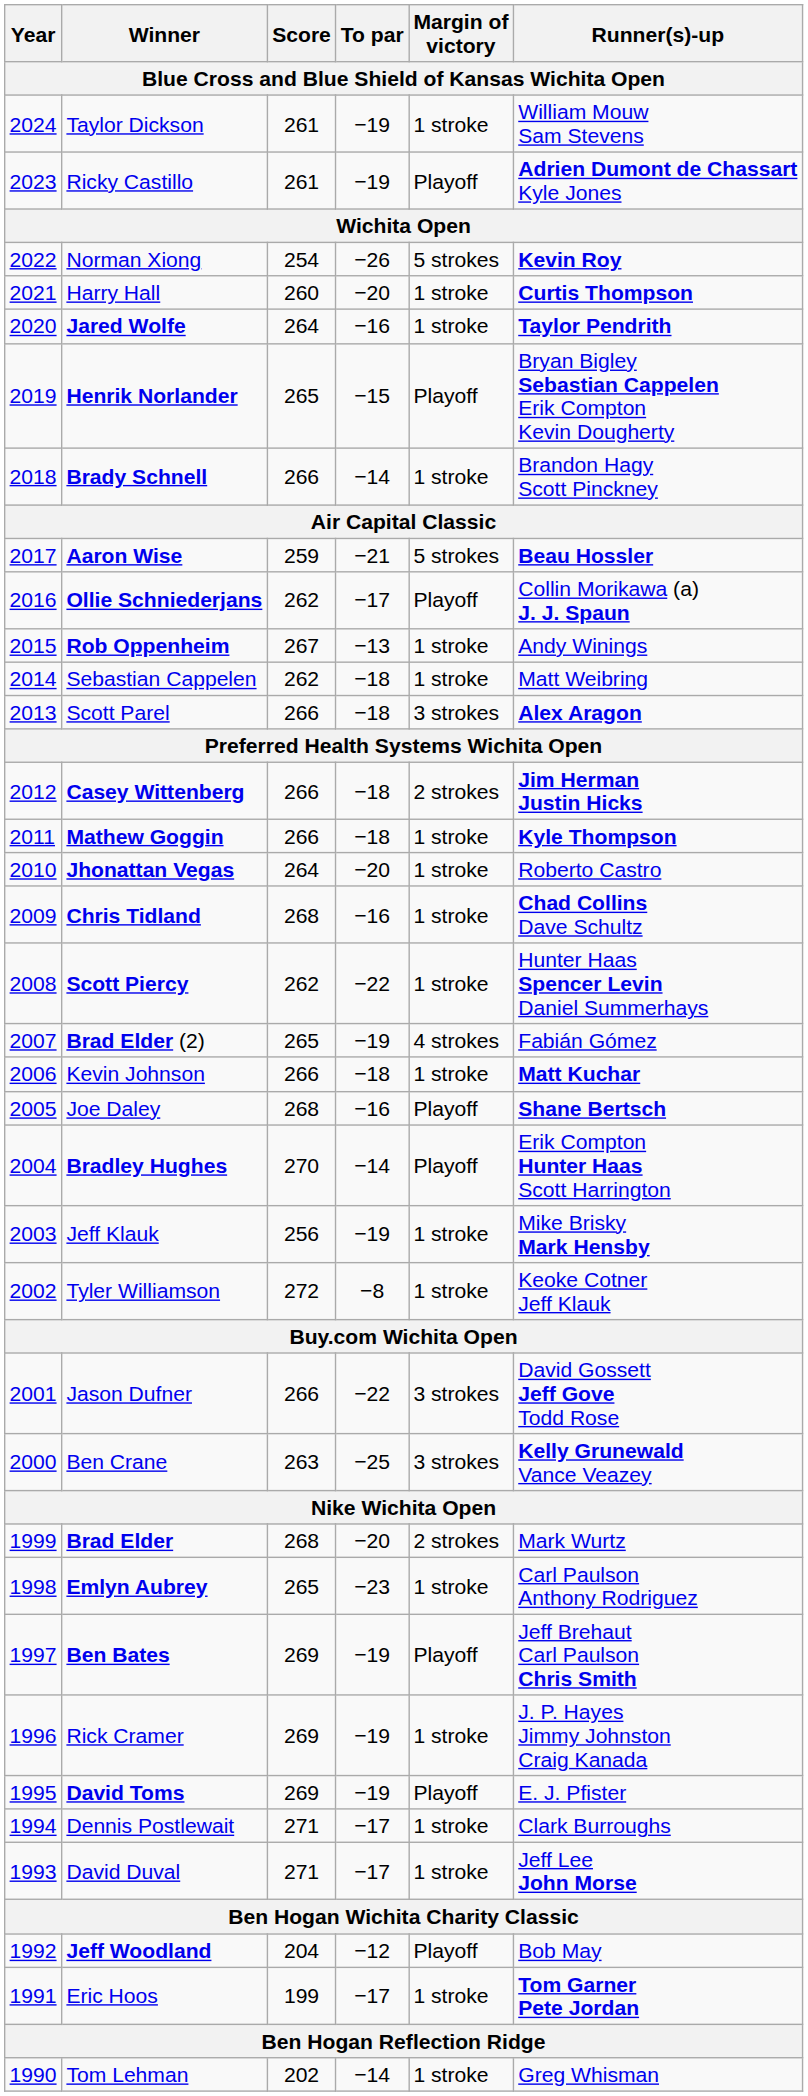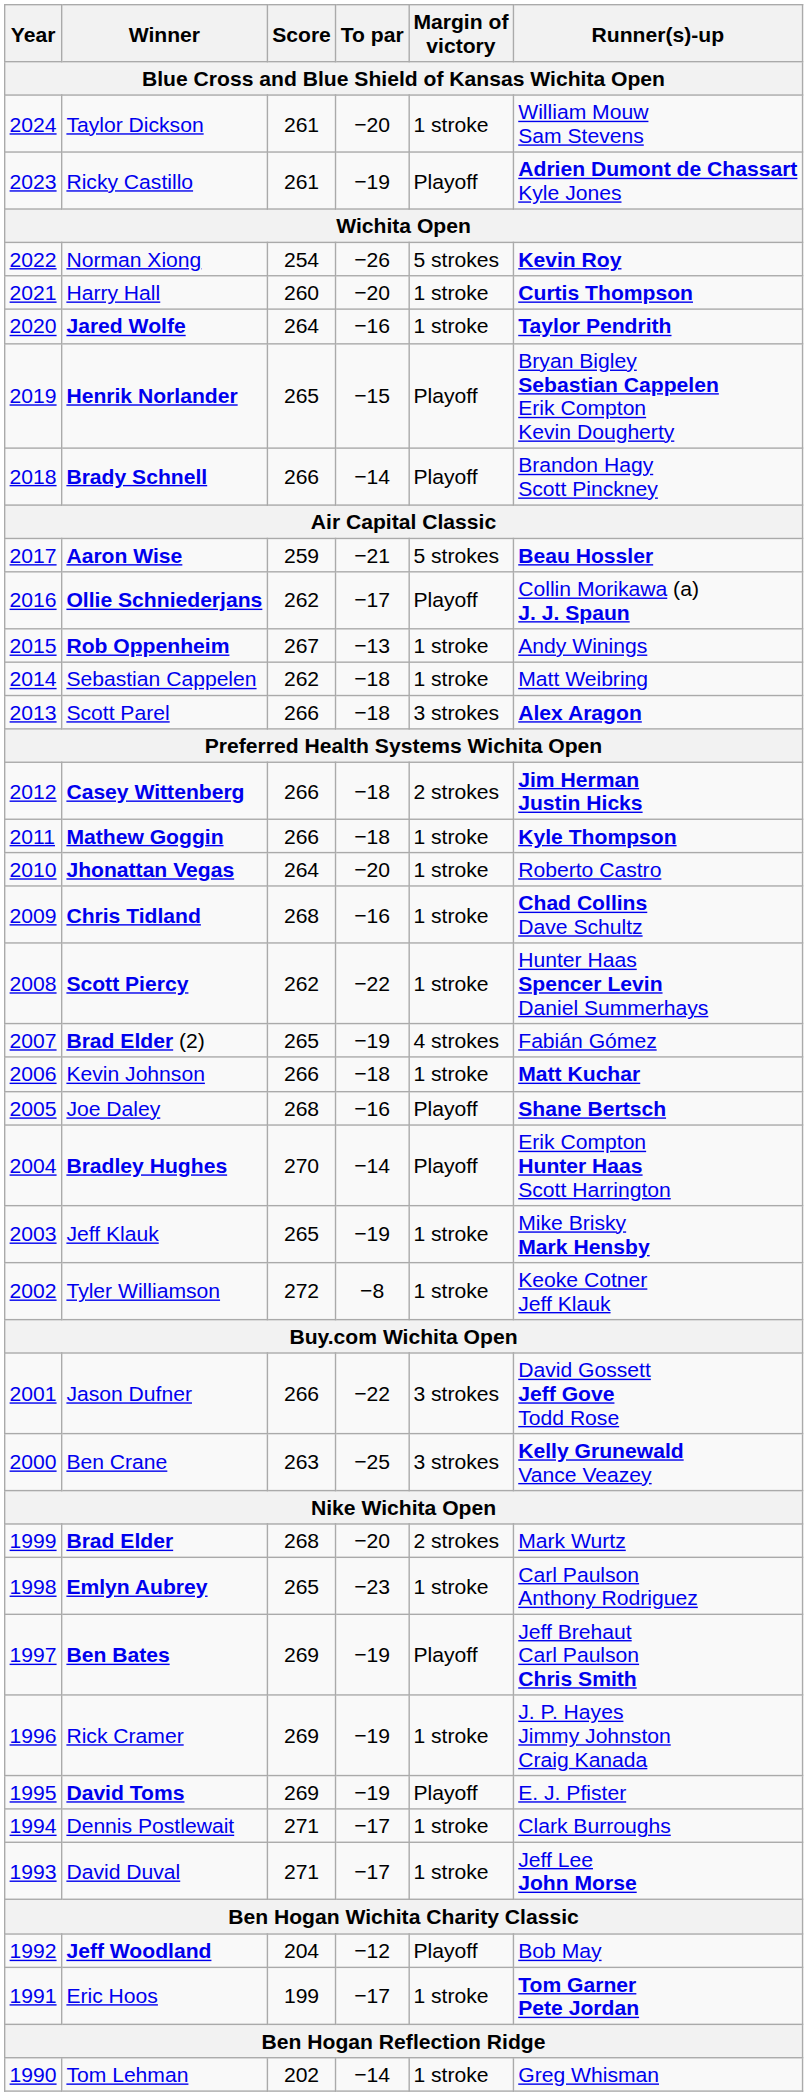(372, 124) −19 -> (372, 124) −20
(451, 476) 1 stroke -> (445, 476) Playoff
(302, 1234) 256 -> (302, 1234) 265
